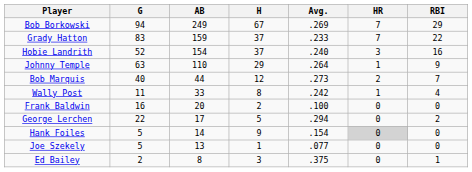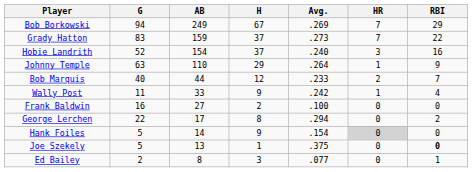(319, 38) .233 -> (319, 38) .273
(319, 79) .273 -> (319, 79) .233
(259, 92) 8 -> (259, 92) 9
(199, 106) 20 -> (199, 106) 27
(259, 120) 5 -> (259, 120) 8
(319, 147) .077 -> (319, 147) .375
(438, 147) normal -> (438, 147) bold
(319, 160) .375 -> (319, 160) .077
